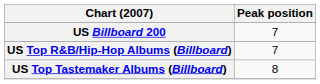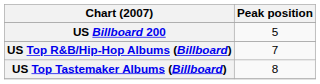(275, 32) 7 -> (275, 32) 5
